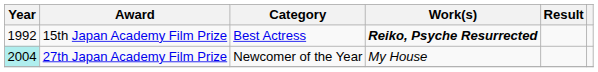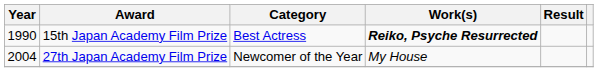(22, 35) 1992 -> (22, 35) 1990
(22, 56) paleturquoise background -> (22, 56) no background
